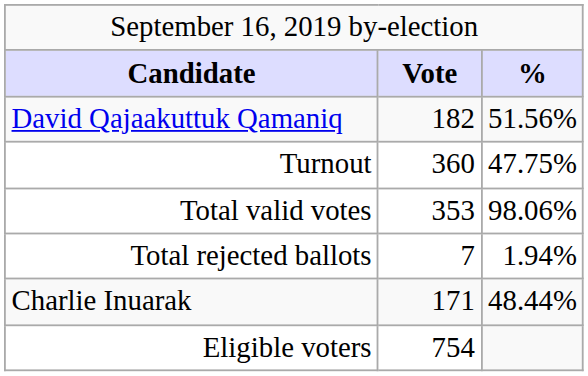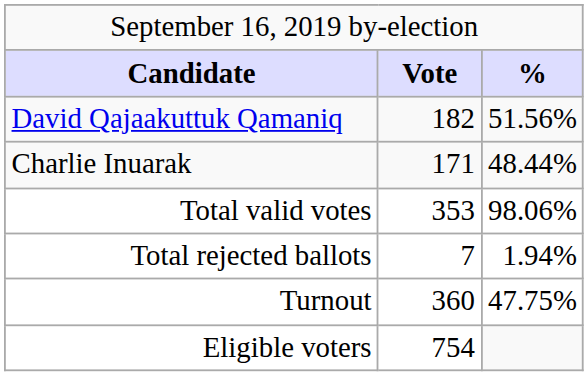rows swapped: (101, 301) <-> (326, 164)
